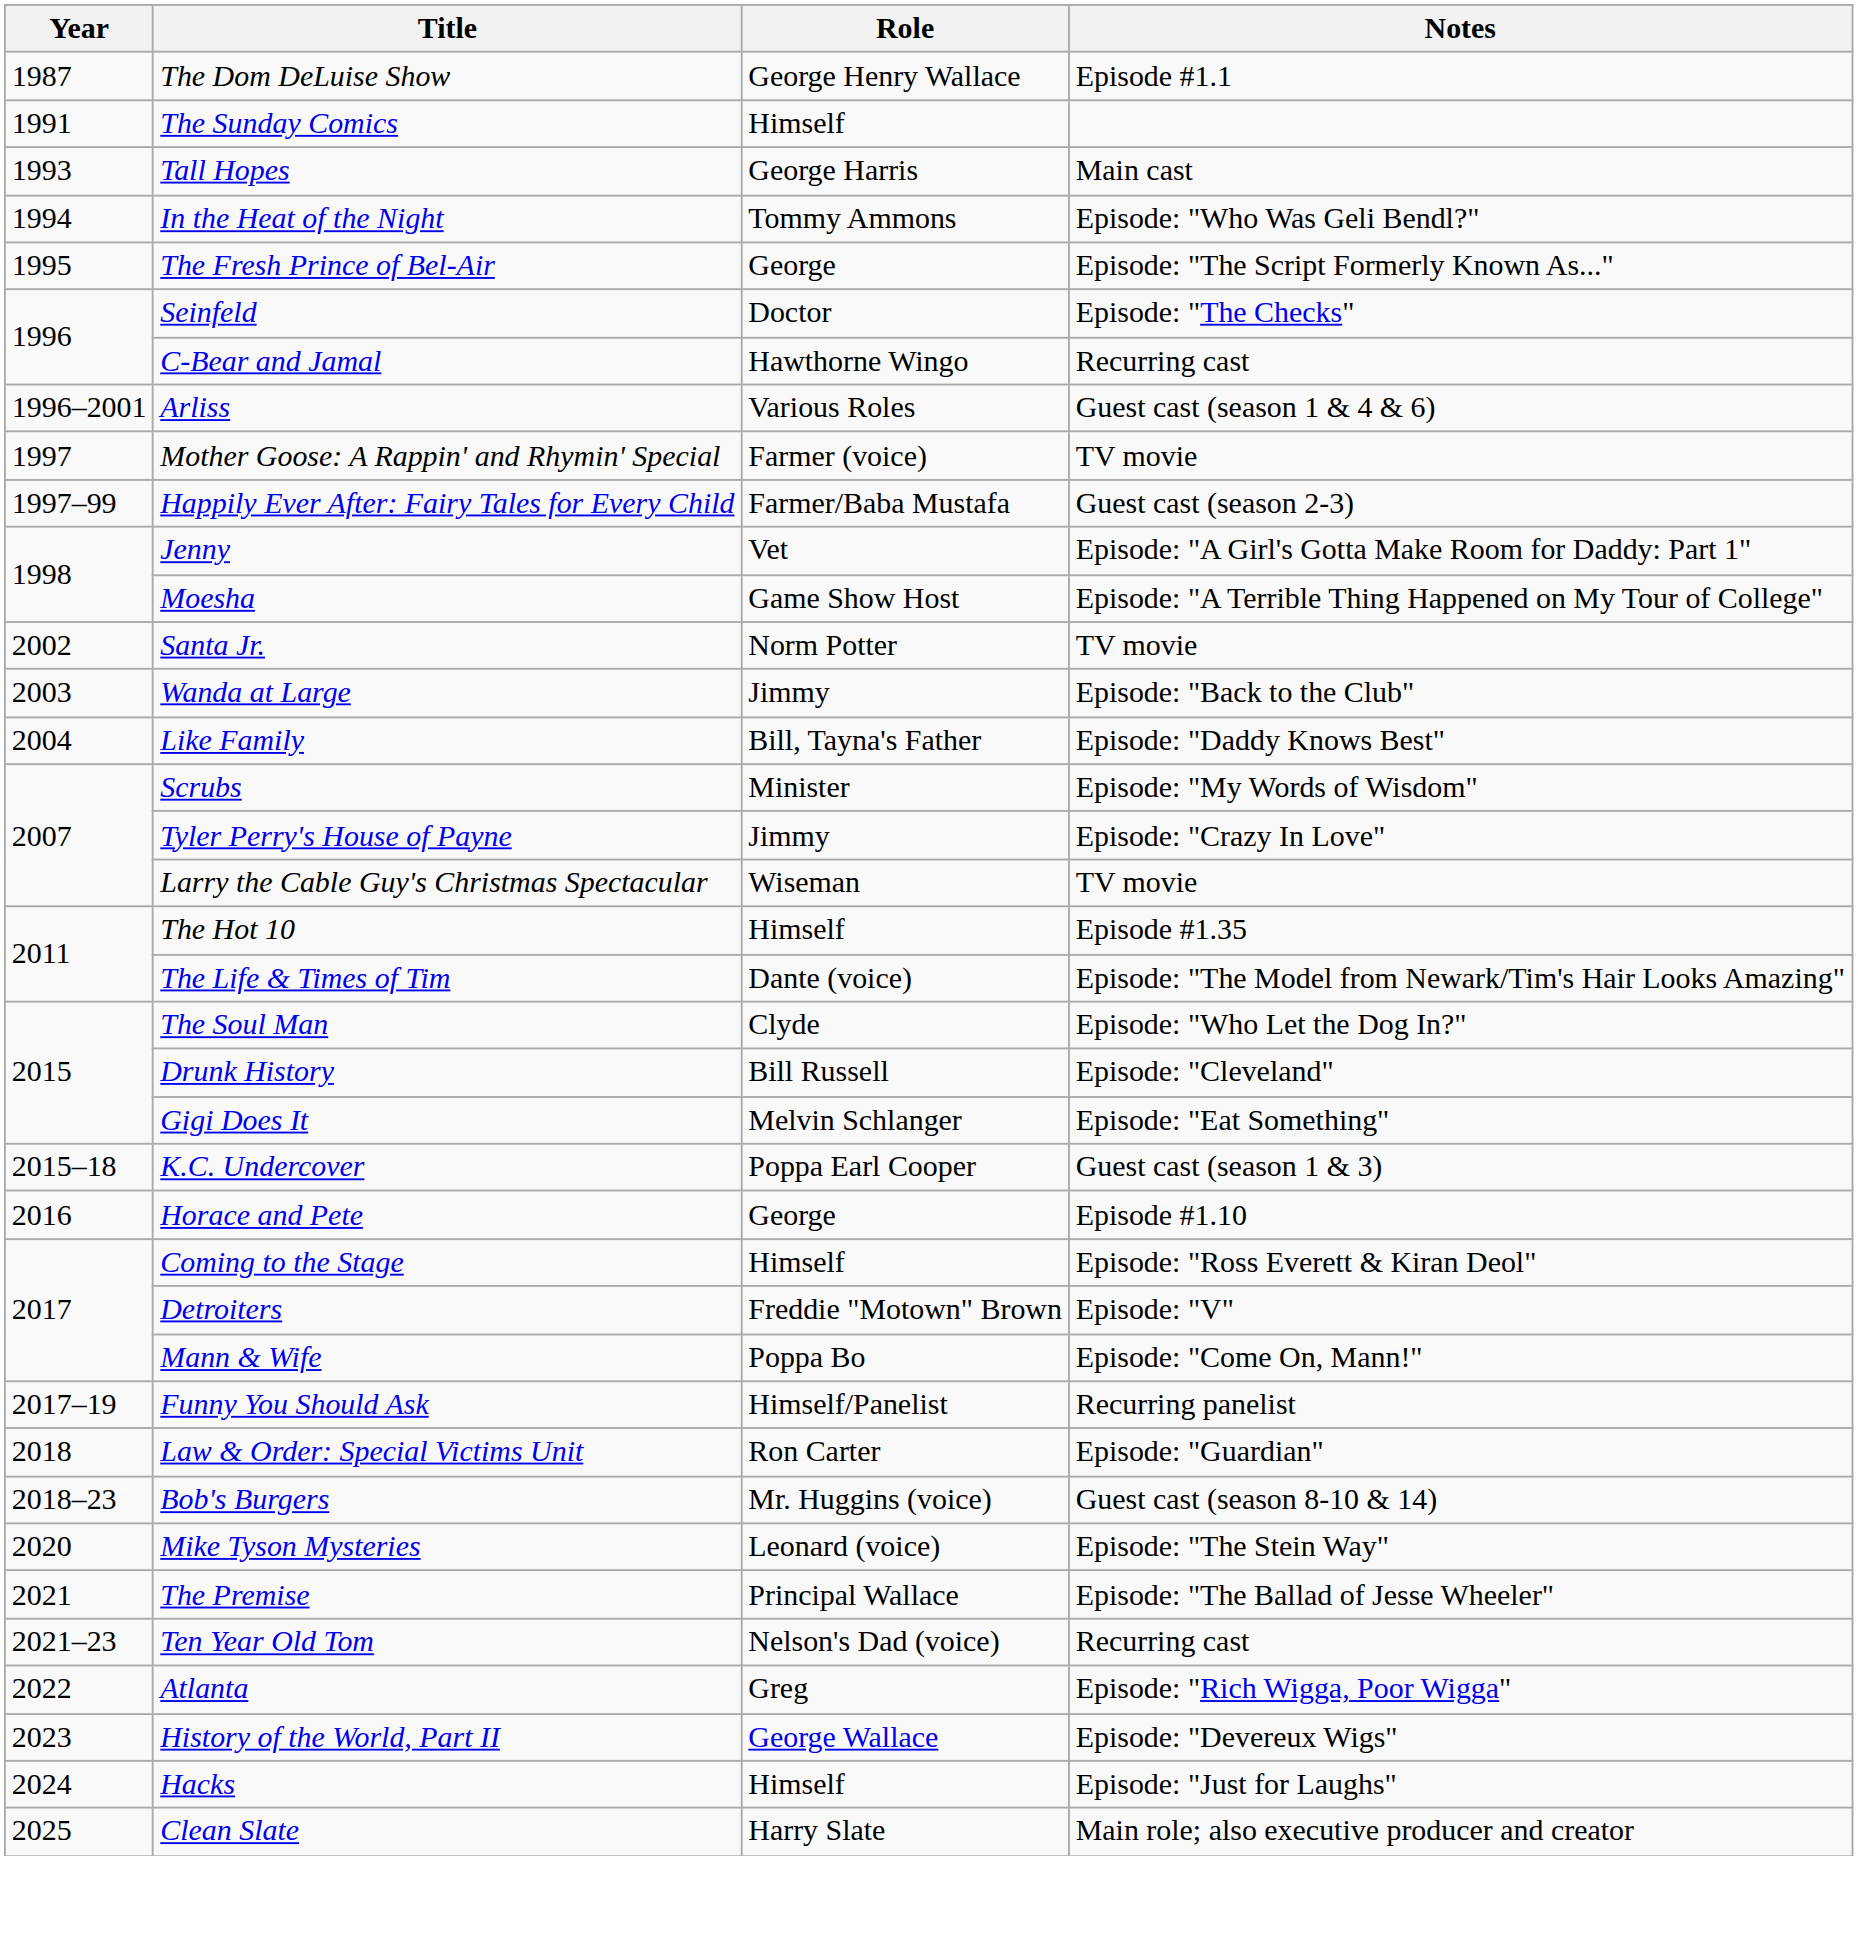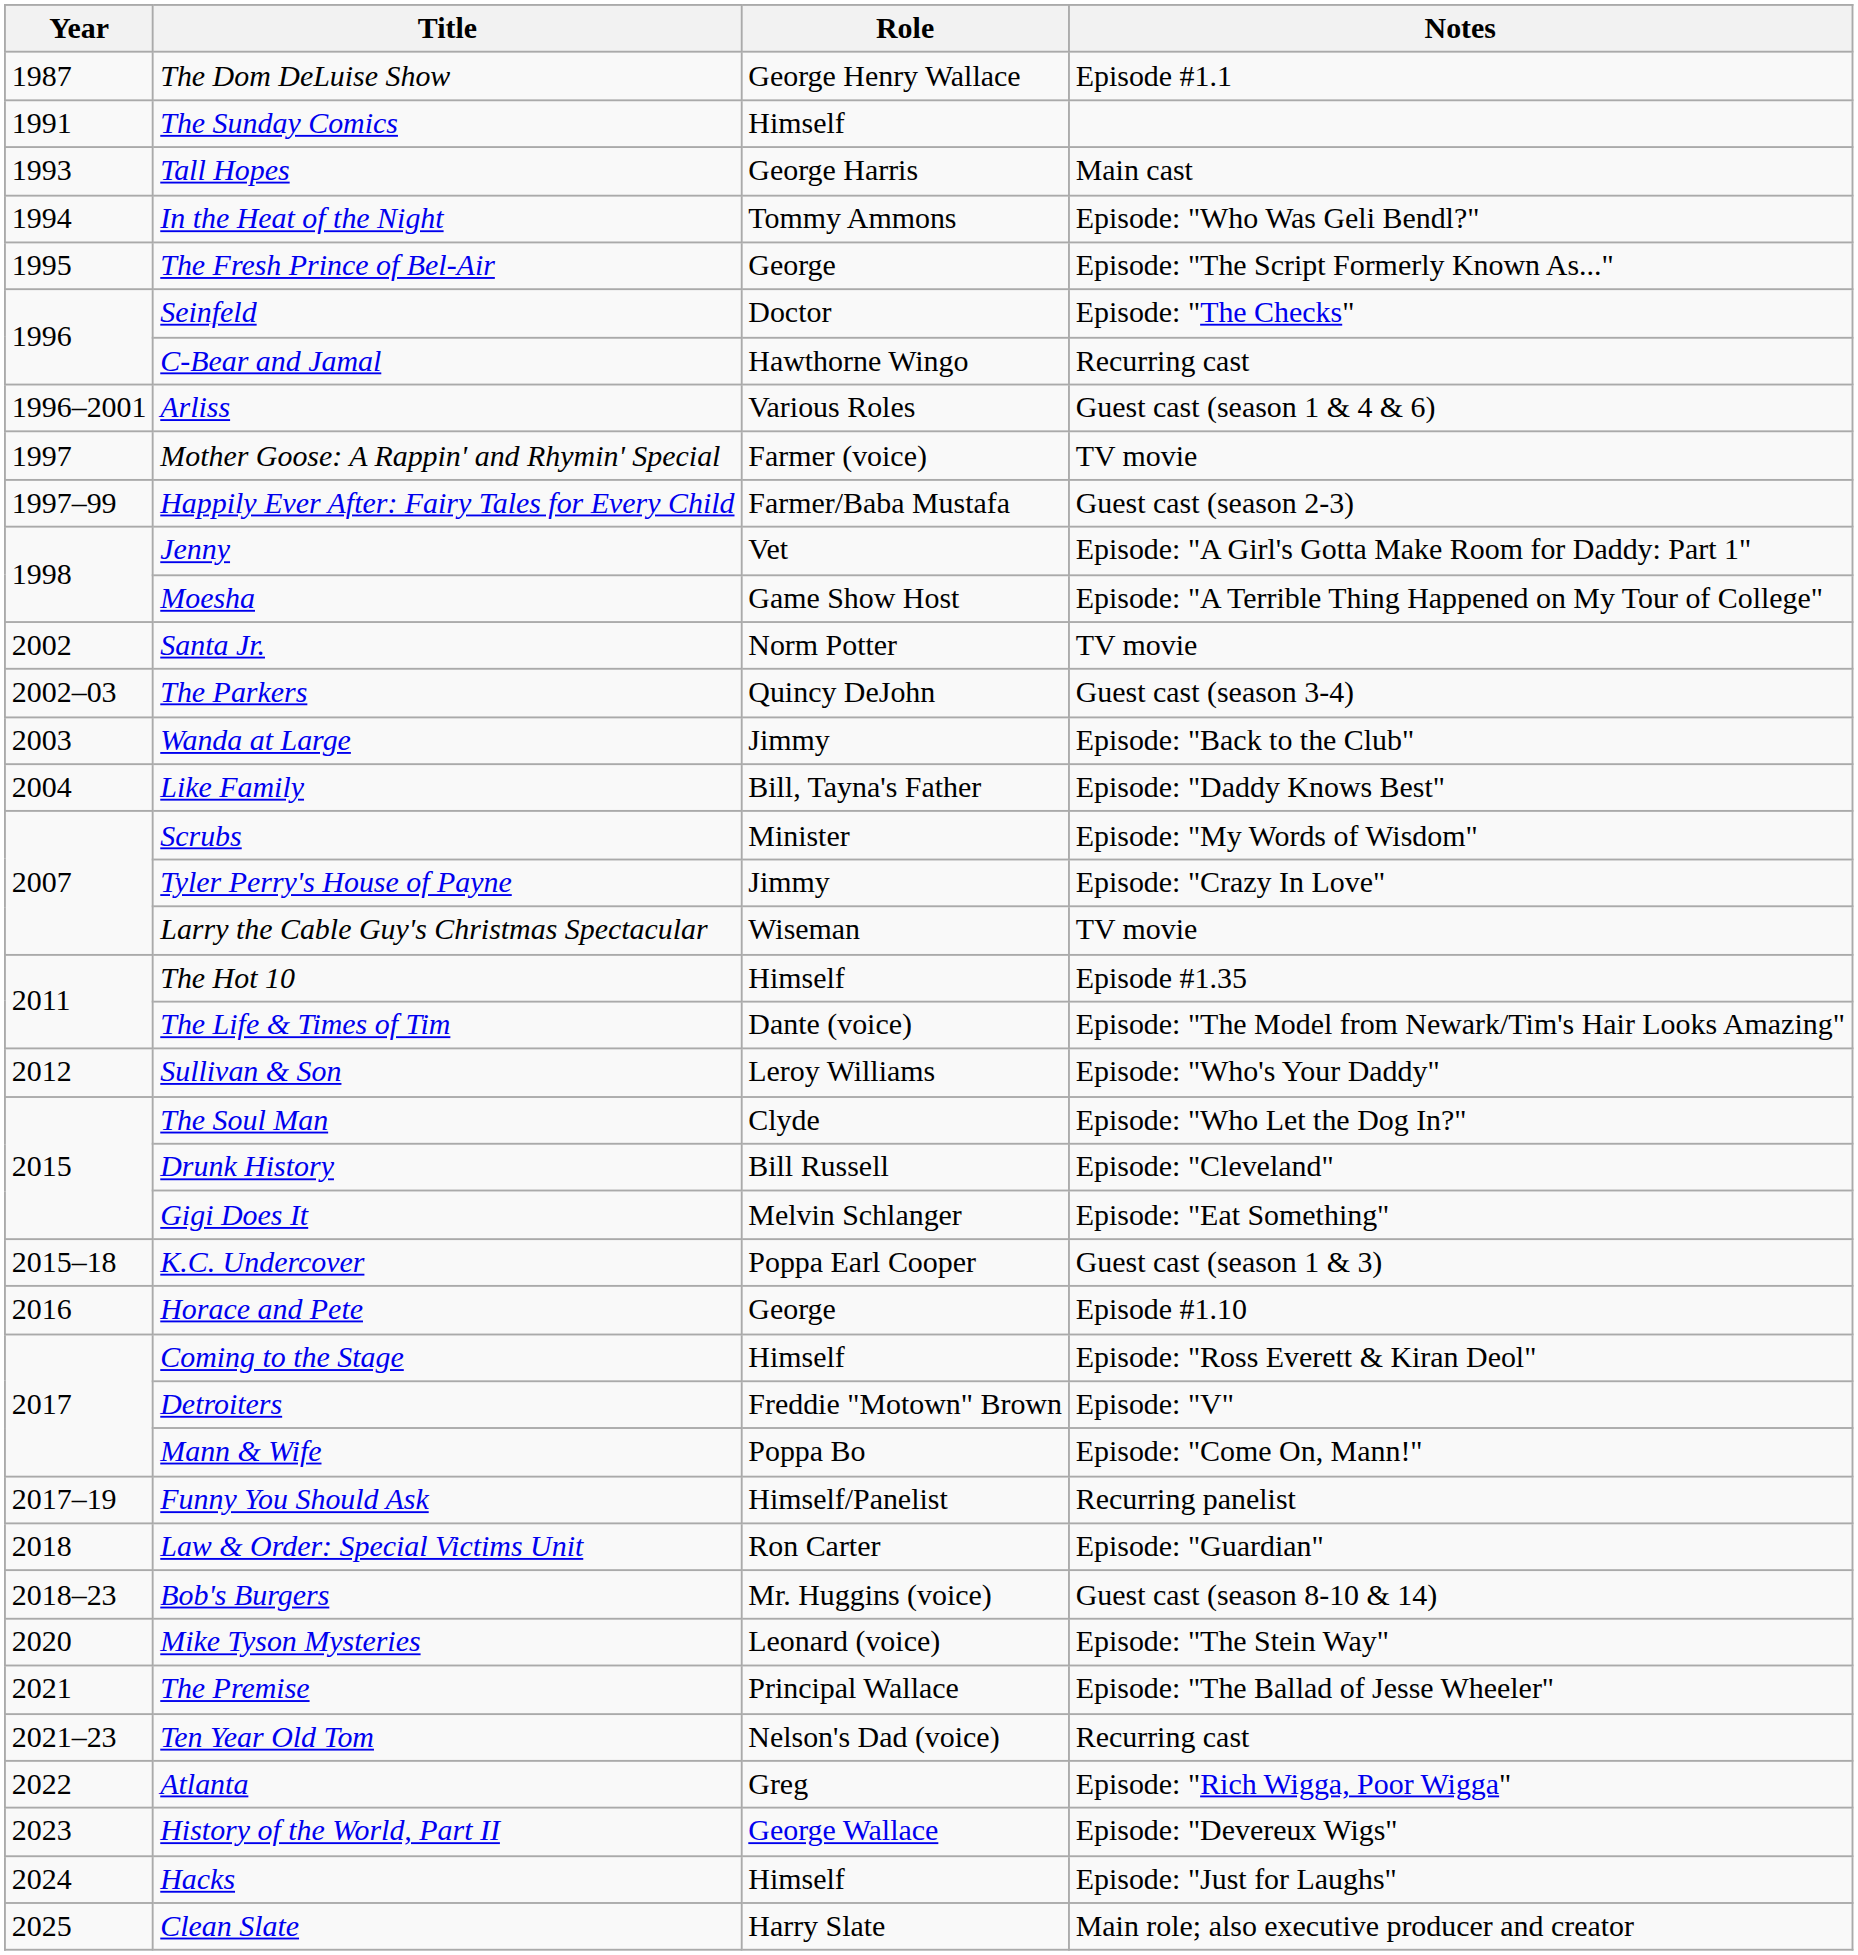+ row: (234, 692)
+ row: (251, 1072)
